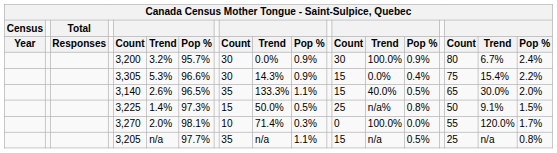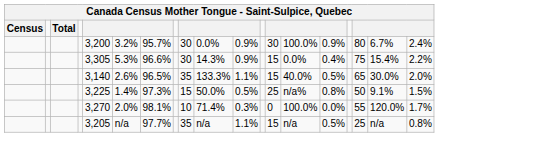- row: (25, 44)
